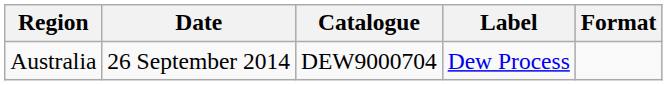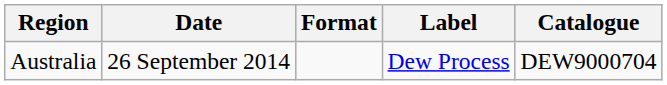columns swapped: (619, 23) <-> (369, 23)
